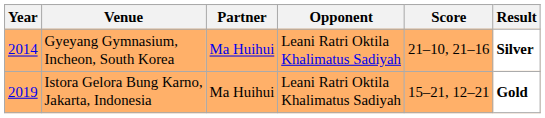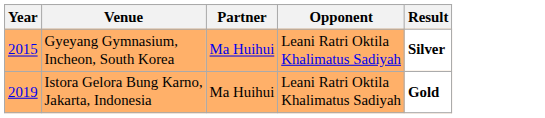- column: (449, 17)
(23, 50) 2014 -> (23, 50) 2015
